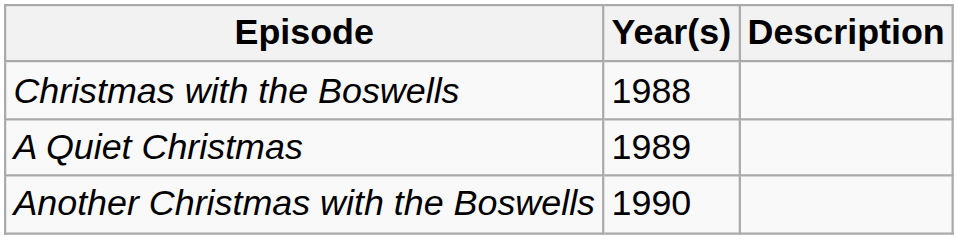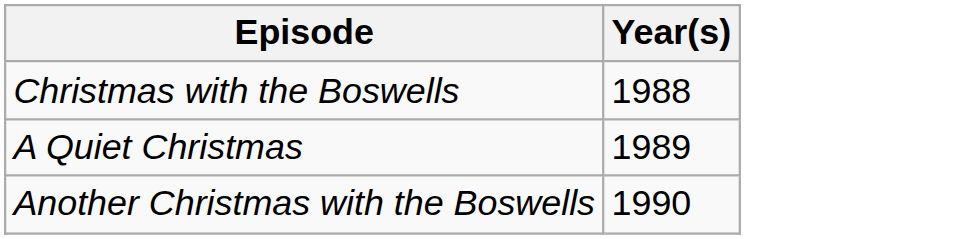- column: (846, 32)
